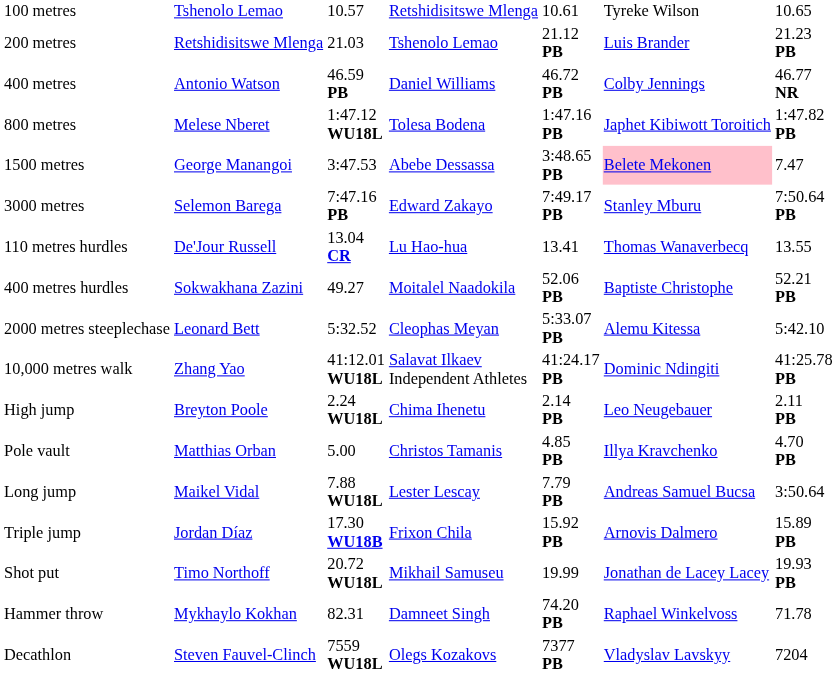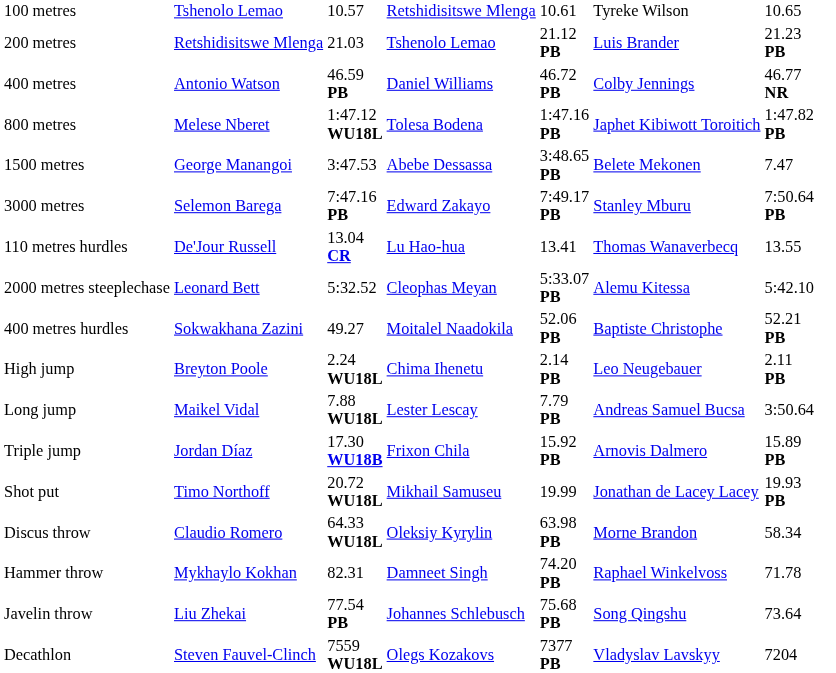(657, 165) pink background -> (647, 165) no background
rows swapped: (66, 287) <-> (87, 328)
- row: (68, 369)
- row: (37, 450)
+ row: (47, 532)
+ row: (48, 614)
